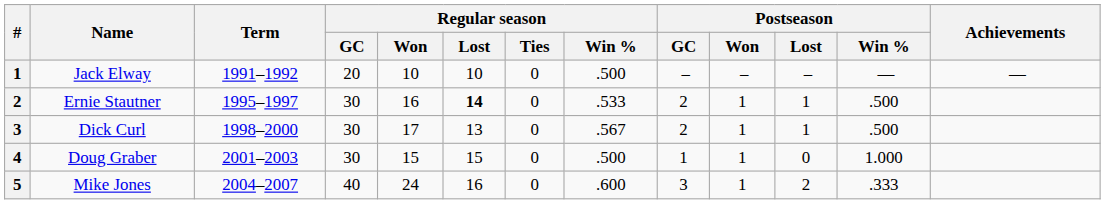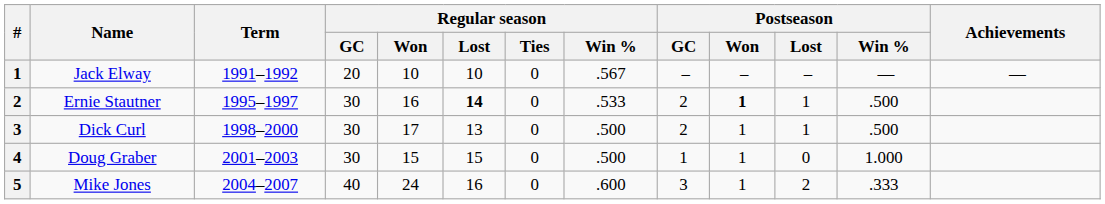(611, 74) .500 -> (611, 74) .567
(742, 102) normal -> (742, 102) bold
(611, 129) .567 -> (611, 129) .500
